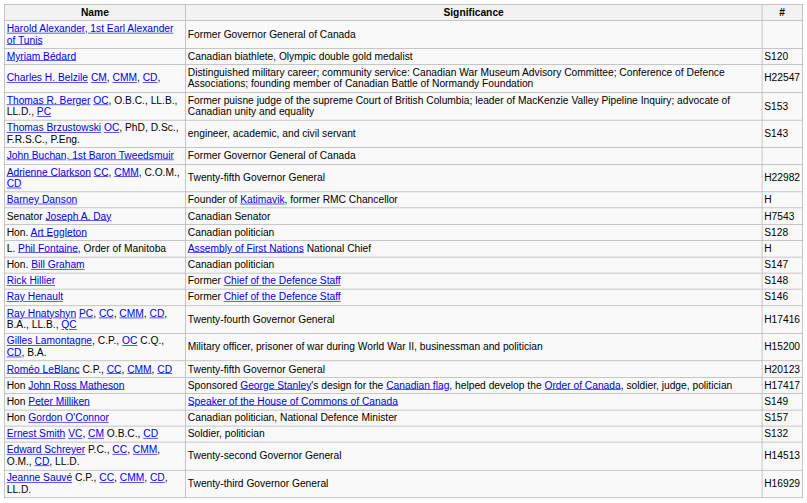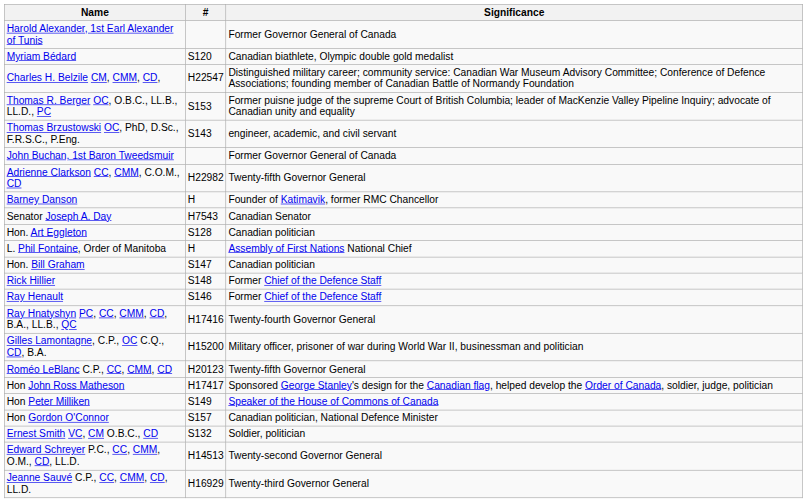columns swapped: (782, 12) <-> (474, 12)
